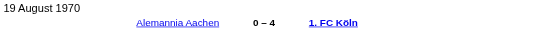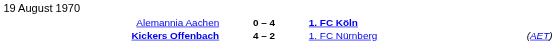+ row: (175, 36)
